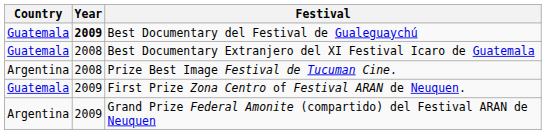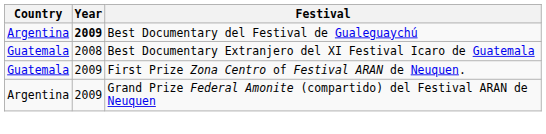(38, 32) Guatemala -> (38, 32) Argentina
- row: (252, 70)
